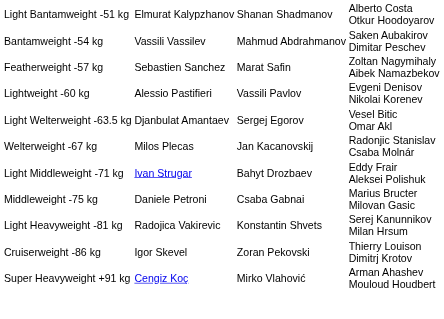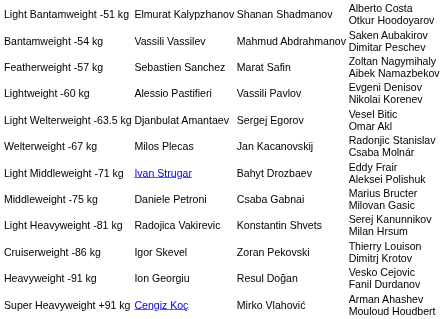+ row: (50, 279)
